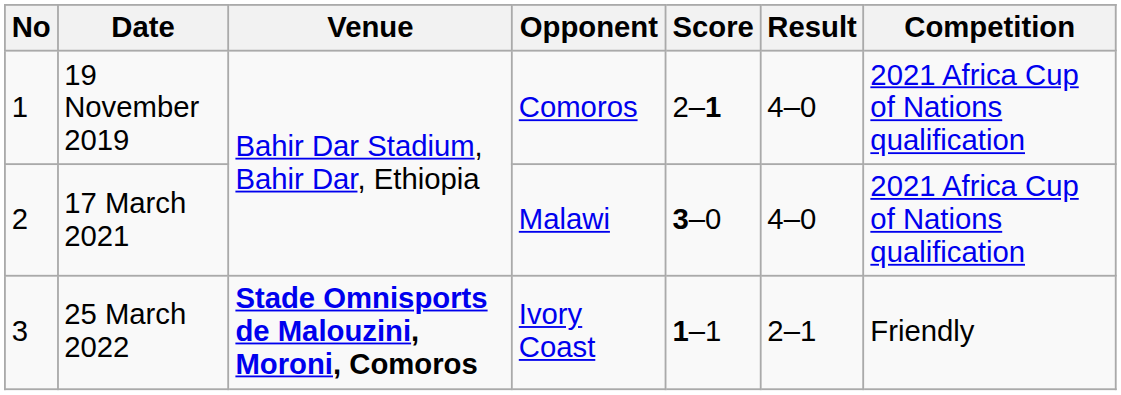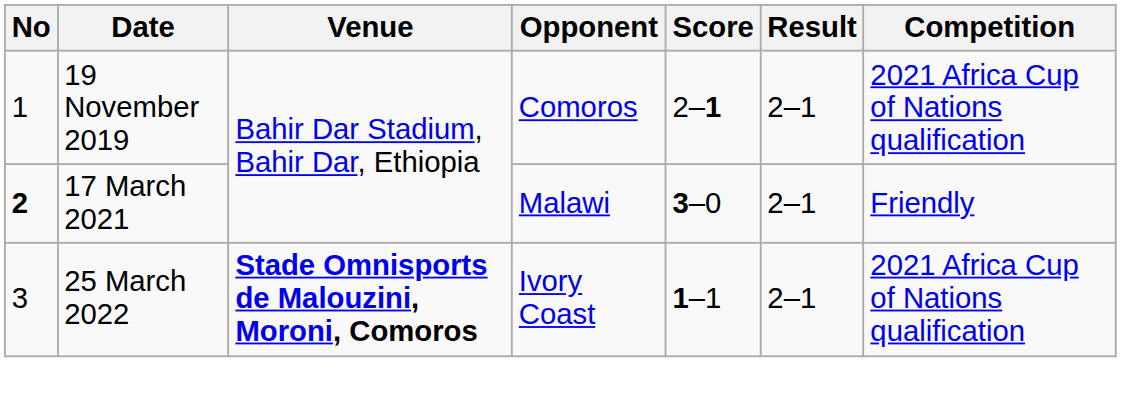(792, 107) 4–0 -> (792, 107) 2–1
(20, 219) normal -> (20, 202) bold
(792, 219) 4–0 -> (792, 202) 2–1
(975, 219) 2021 Africa Cup of Nations qualification -> (922, 202) Friendly
(922, 331) Friendly -> (975, 298) 2021 Africa Cup of Nations qualification
